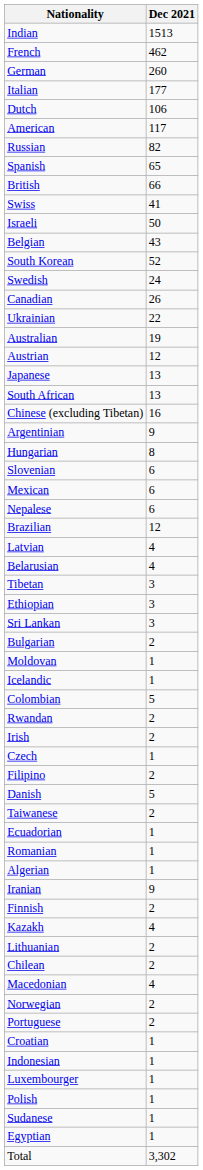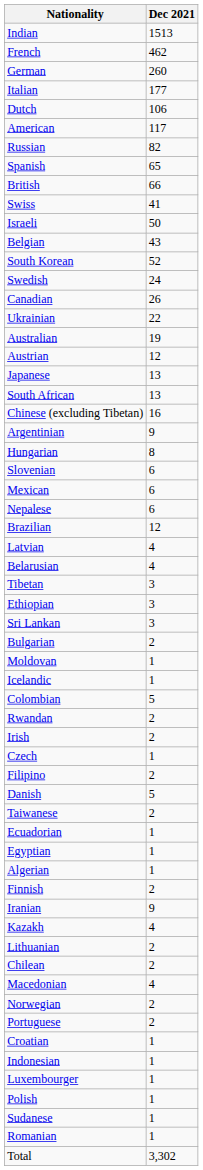rows swapped: (29, 1136) <-> (32, 851)
rows swapped: (25, 908) <-> (24, 889)
